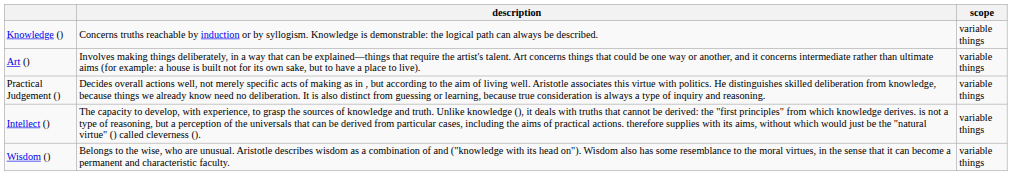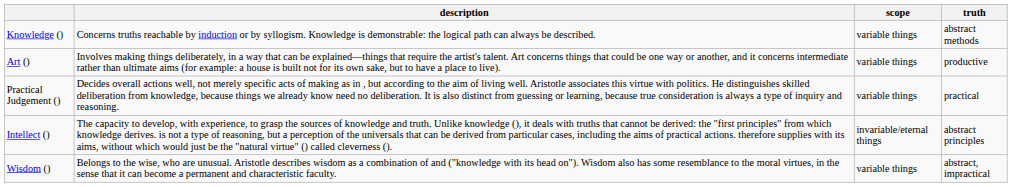+ column: (974, 12)
(976, 123) variable things -> (892, 135) invariable/eternal things
